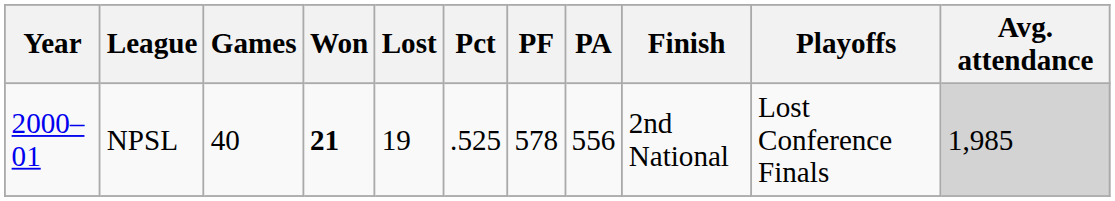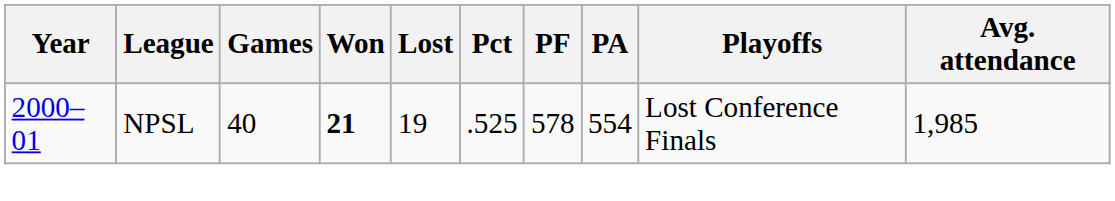- column: (687, 43)
(593, 139) 556 -> (610, 122) 554
(981, 139) lightgrey background -> (945, 122) no background
